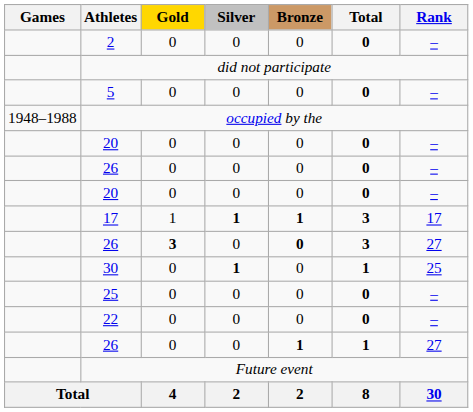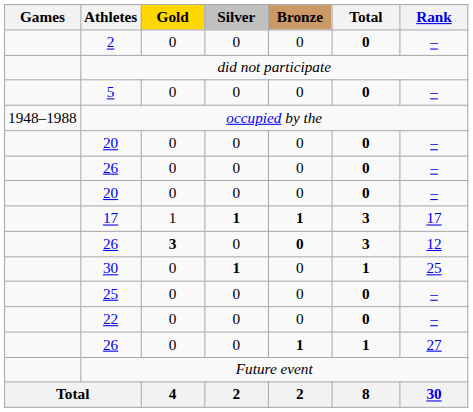(434, 244) 27 -> (434, 244) 12
